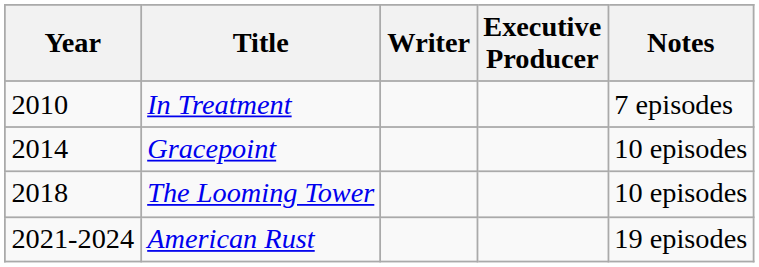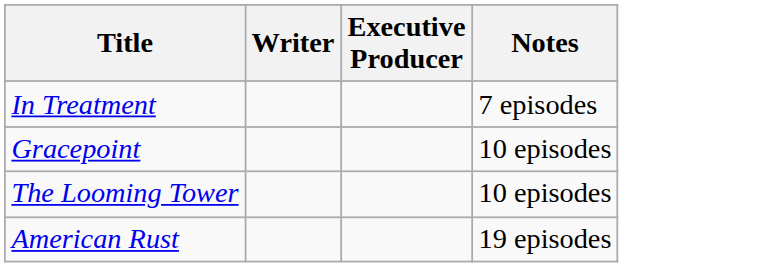- column: (73, 42)
